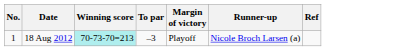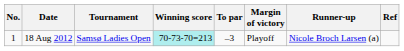+ column: (114, 17)
